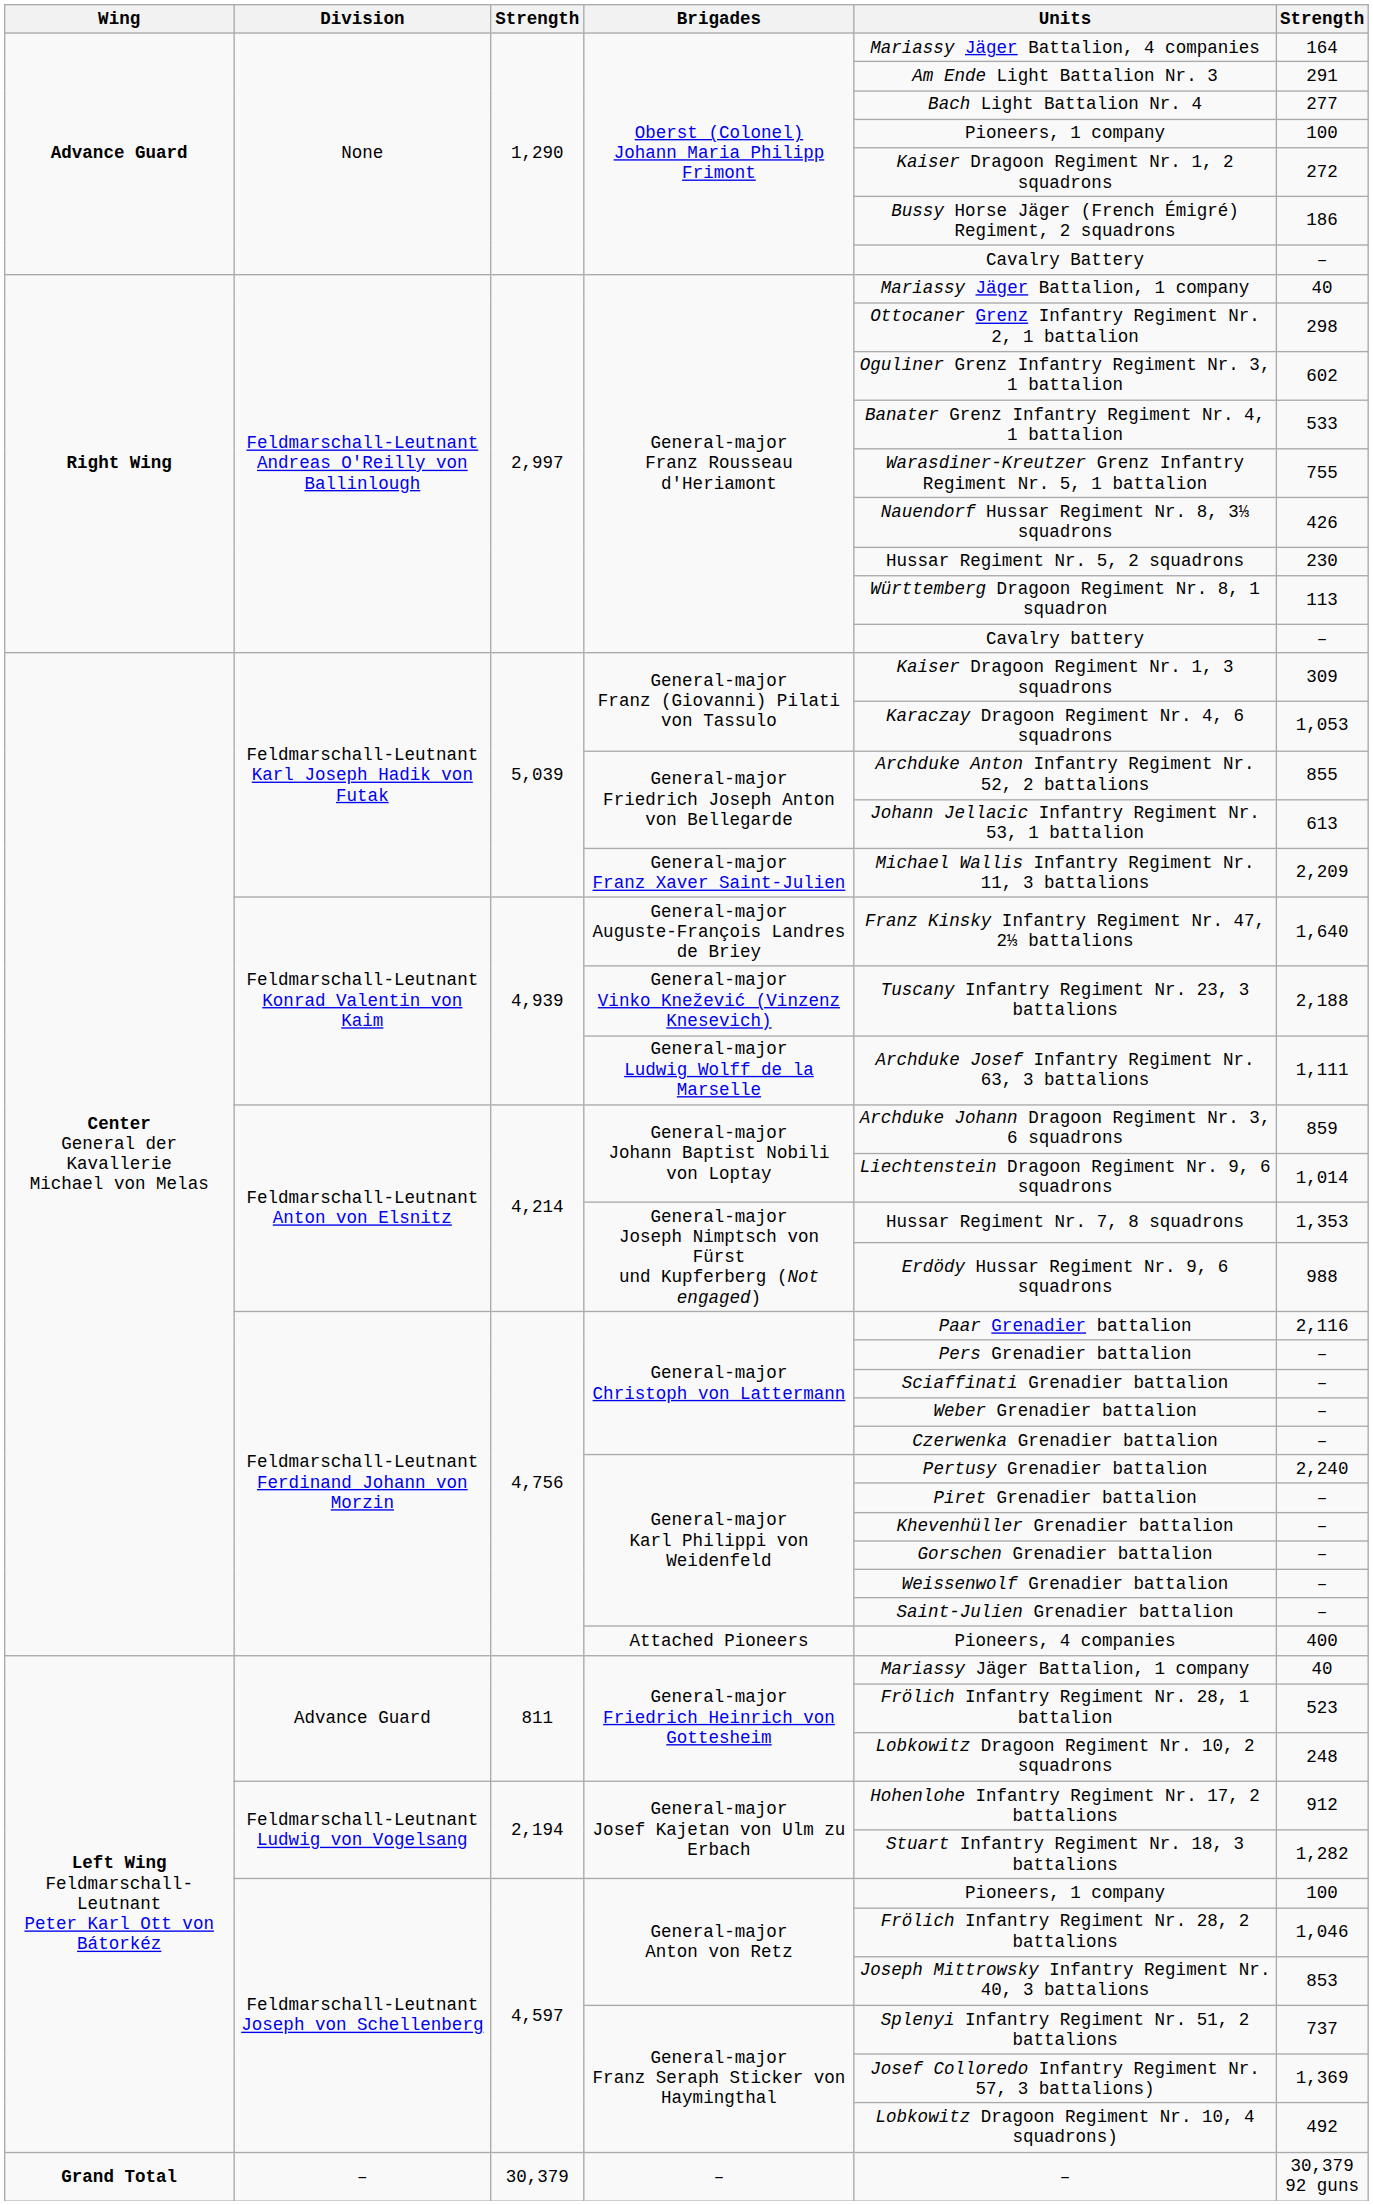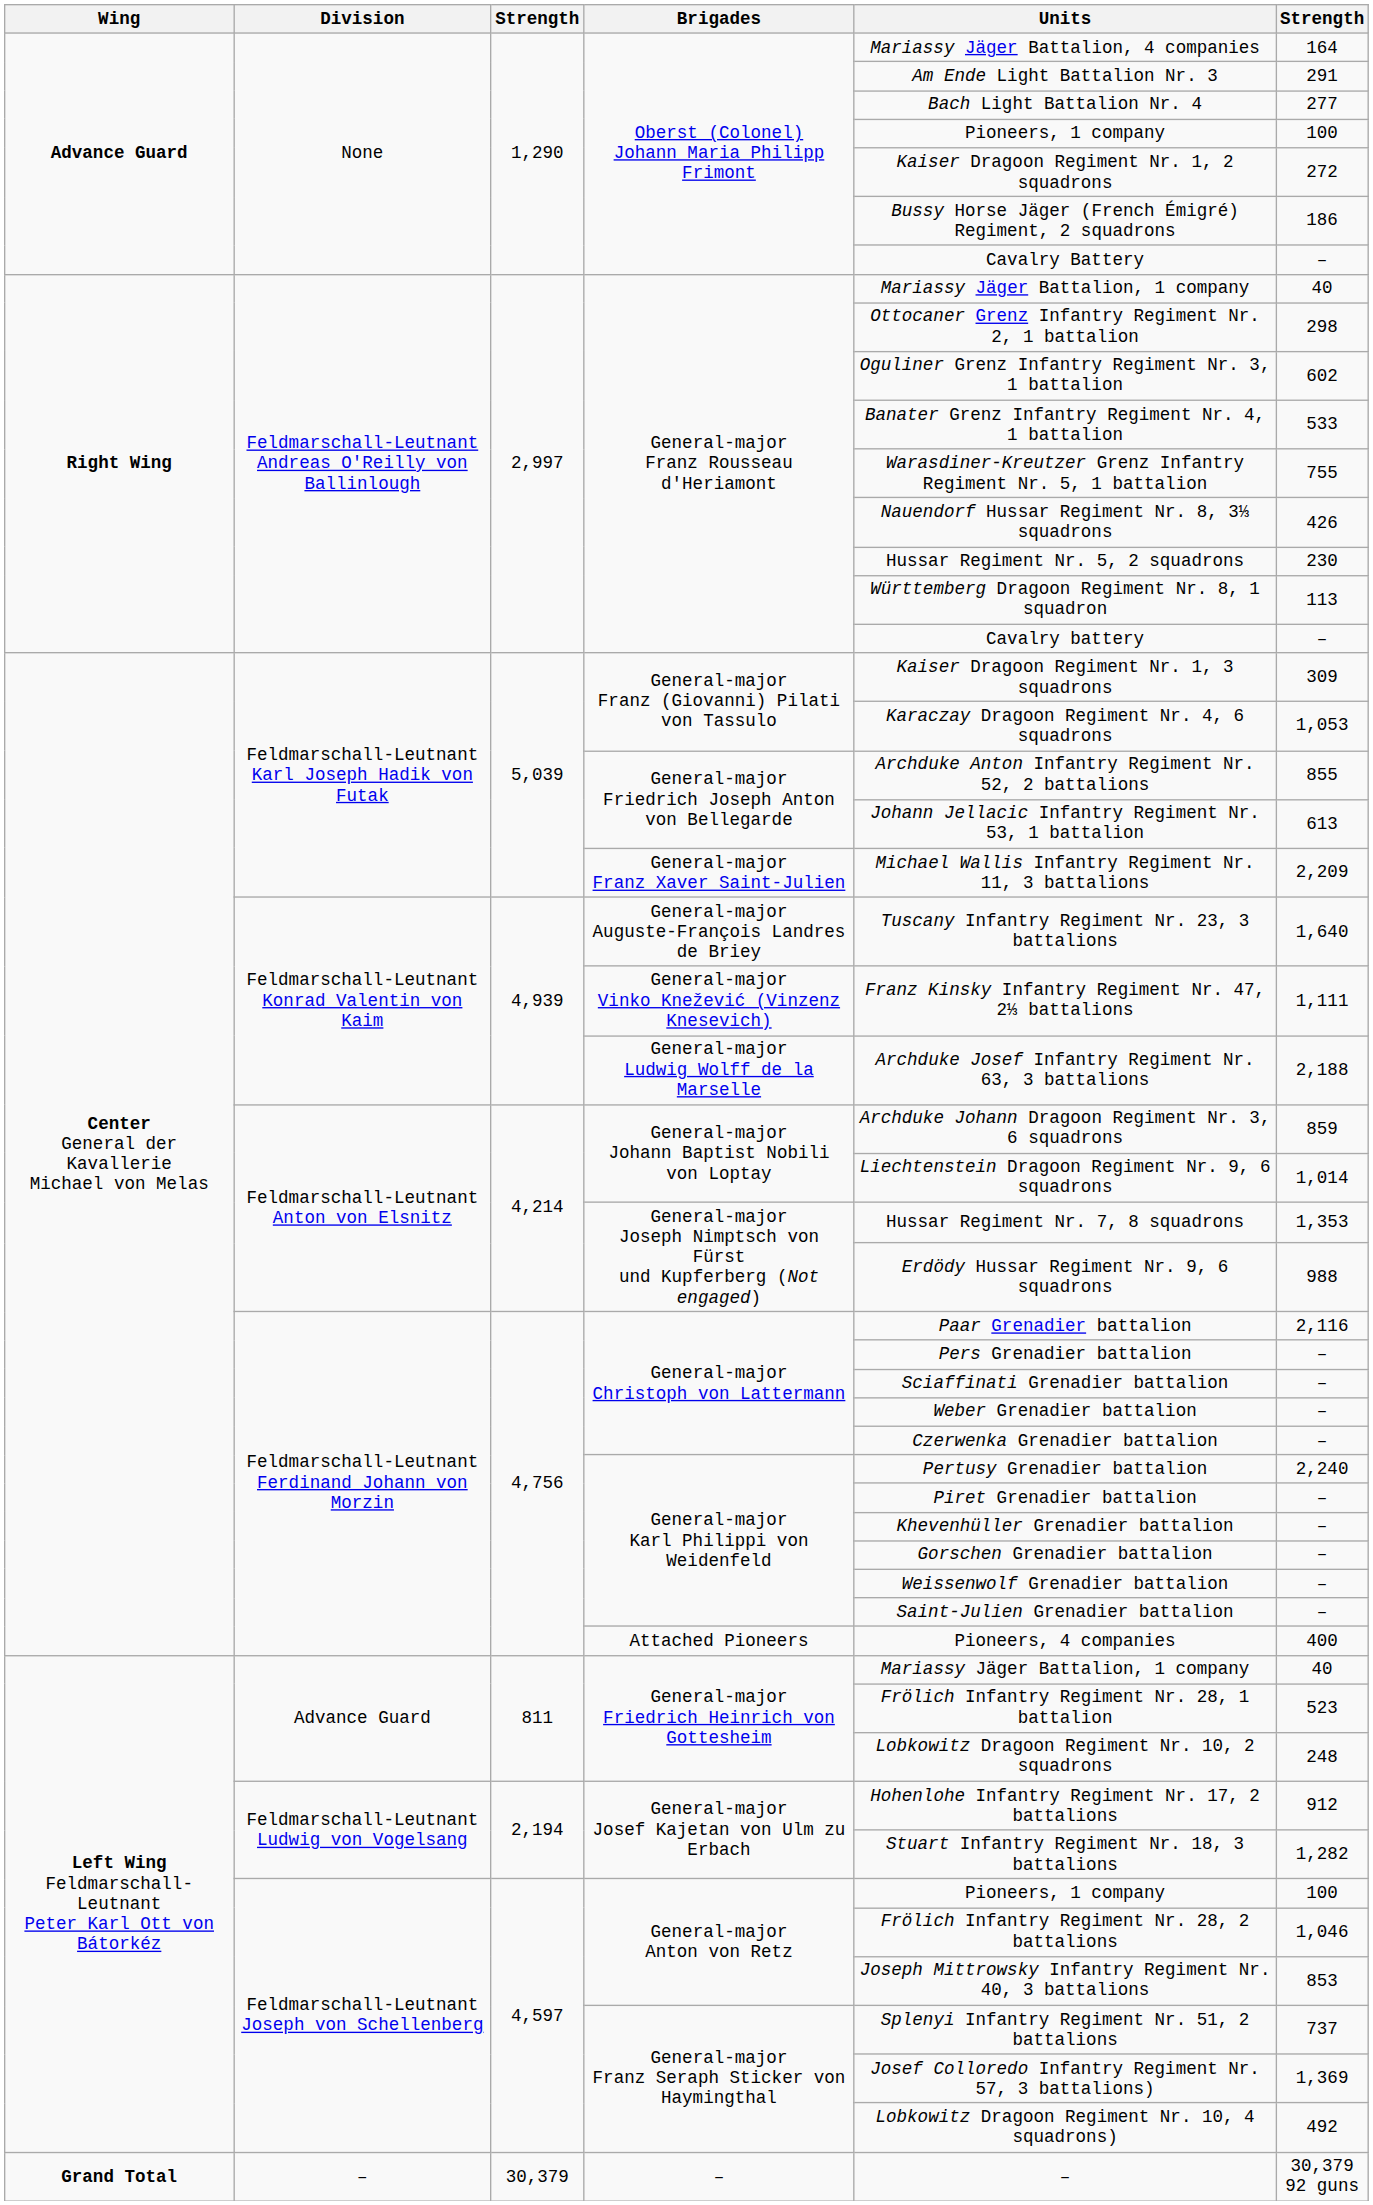(1065, 932) Franz Kinsky Infantry Regiment Nr. 47, 2⅓ battalions -> (1065, 932) Tuscany Infantry Regiment Nr. 23, 3 battalions
(1065, 1001) Tuscany Infantry Regiment Nr. 23, 3 battalions -> (1065, 1001) Franz Kinsky Infantry Regiment Nr. 47, 2⅓ battalions
(1322, 1001) 2,188 -> (1322, 1001) 1,111
(1322, 1070) 1,111 -> (1322, 1070) 2,188
